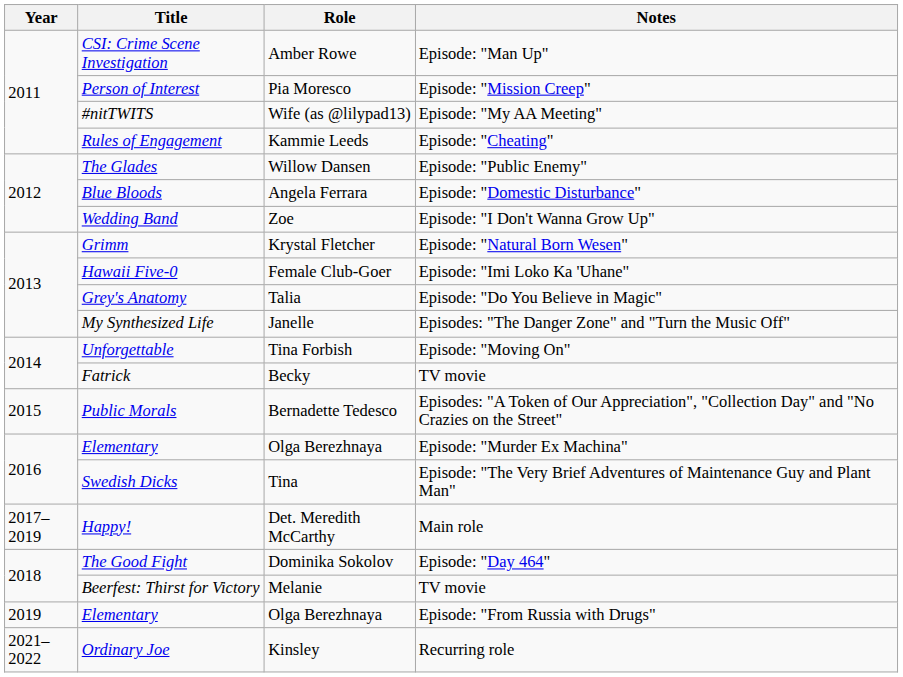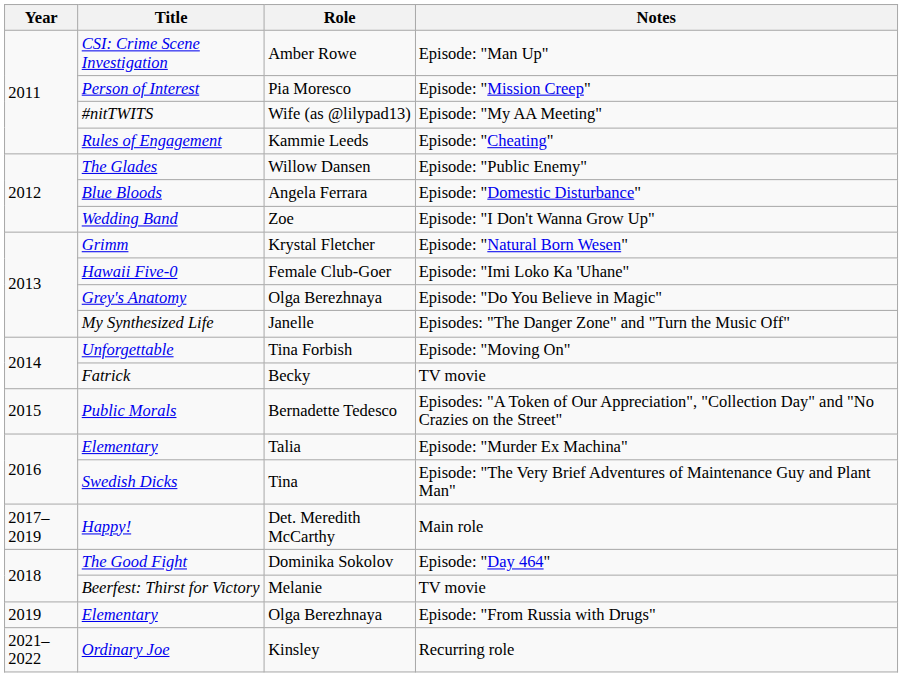(284, 297) Talia -> (325, 297) Olga Berezhnaya
(325, 446) Olga Berezhnaya -> (284, 446) Talia
